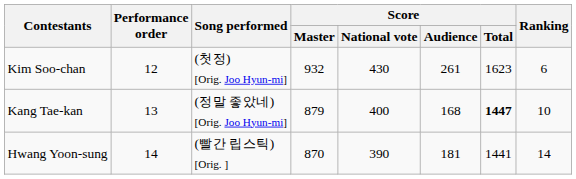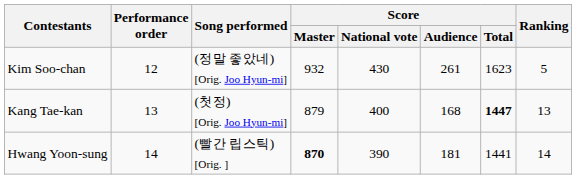(241, 68) (첫정) [Orig. Joo Hyun-mi] -> (241, 68) (정말 좋았네) [Orig. Joo Hyun-mi]
(544, 68) 6 -> (544, 68) 5
(241, 111) (정말 좋았네) [Orig. Joo Hyun-mi] -> (241, 111) (첫정) [Orig. Joo Hyun-mi]
(544, 110) 10 -> (544, 110) 13
(314, 153) normal -> (314, 153) bold
